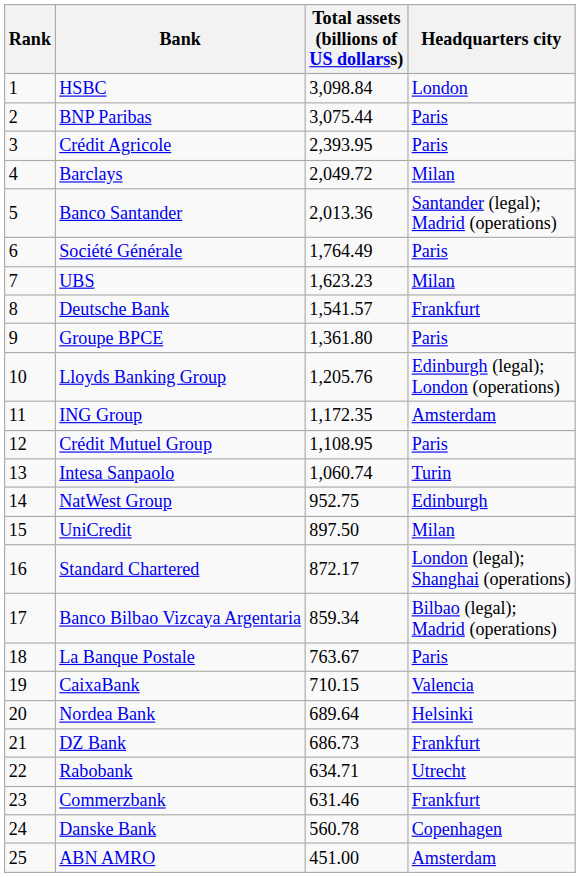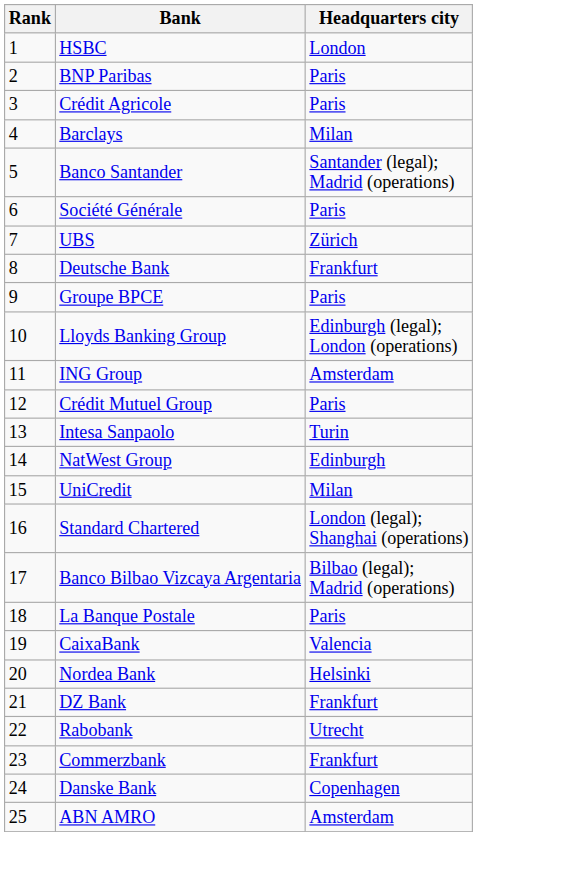- column: (356, 39)
(433, 280) Milan -> (333, 239) Zürich
